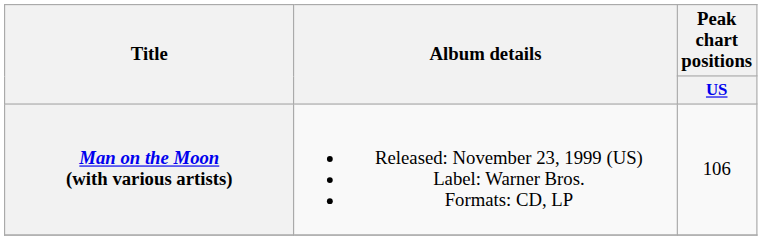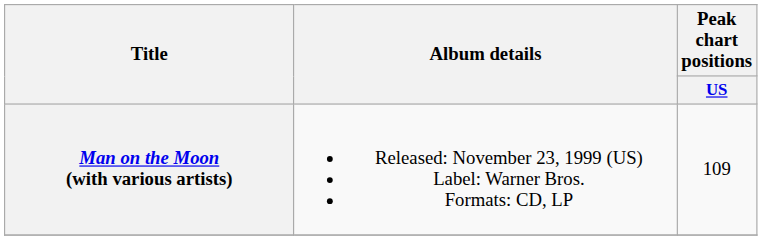(717, 169) 106 -> (717, 169) 109
